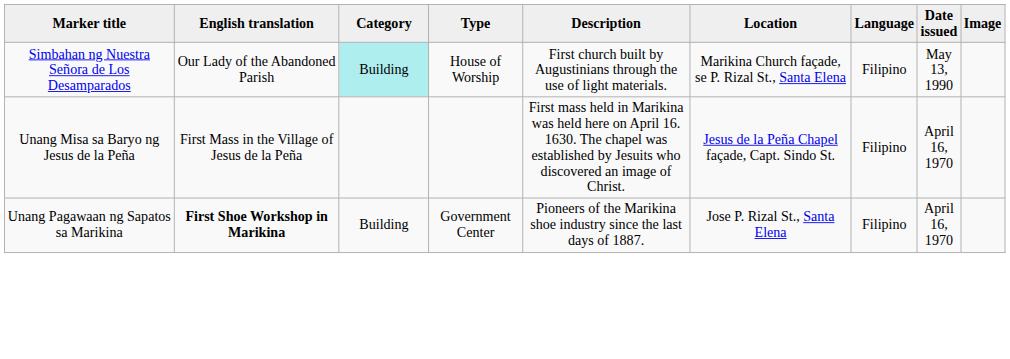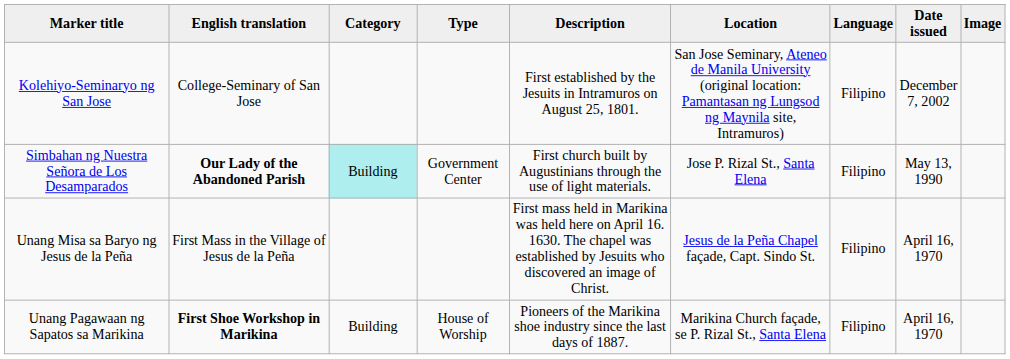+ row: (87, 93)
(257, 69) normal -> (249, 171) bold
(476, 69) House of Worship -> (463, 171) Government Center
(771, 69) Marikina Church façade, se P. Rizal St., Santa Elena -> (751, 171) Jose P. Rizal St., Santa Elena
(476, 225) Government Center -> (463, 326) House of Worship
(771, 225) Jose P. Rizal St., Santa Elena -> (751, 326) Marikina Church façade, se P. Rizal St., Santa Elena
